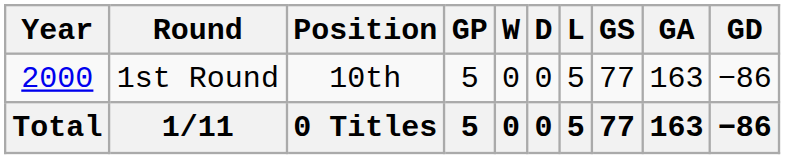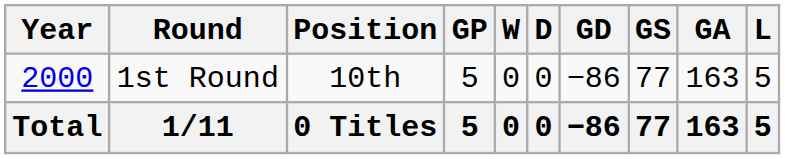columns swapped: (576, 30) <-> (745, 30)
